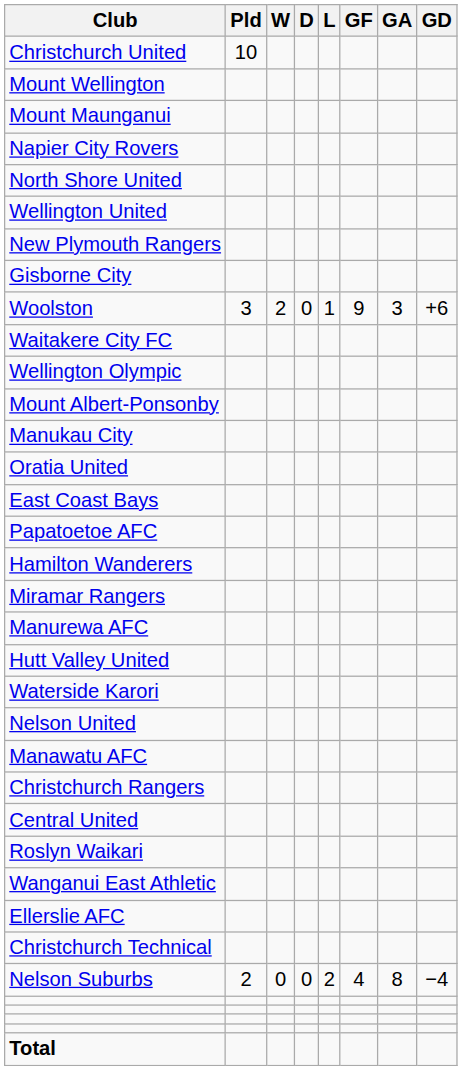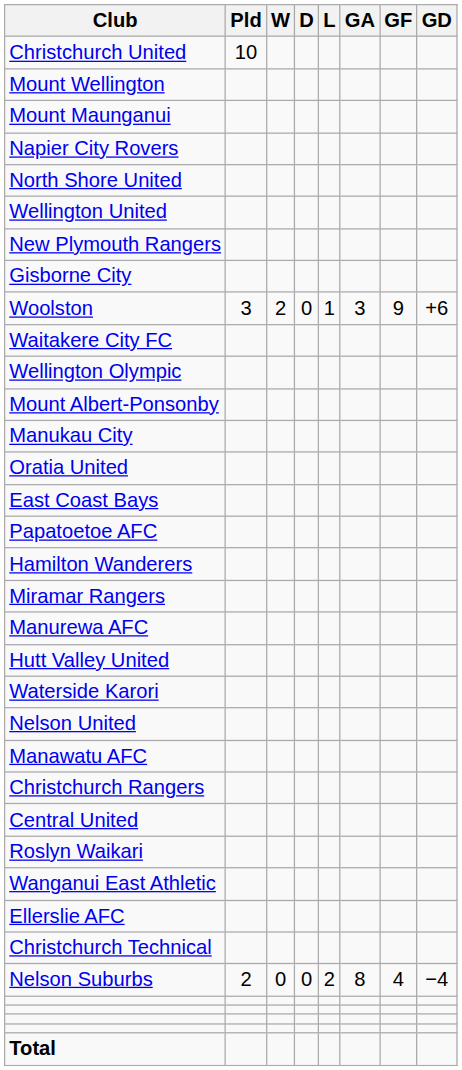columns swapped: (359, 20) <-> (397, 20)
